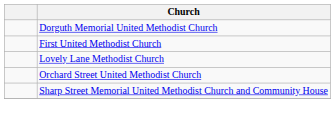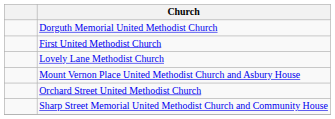+ row: (170, 75)
